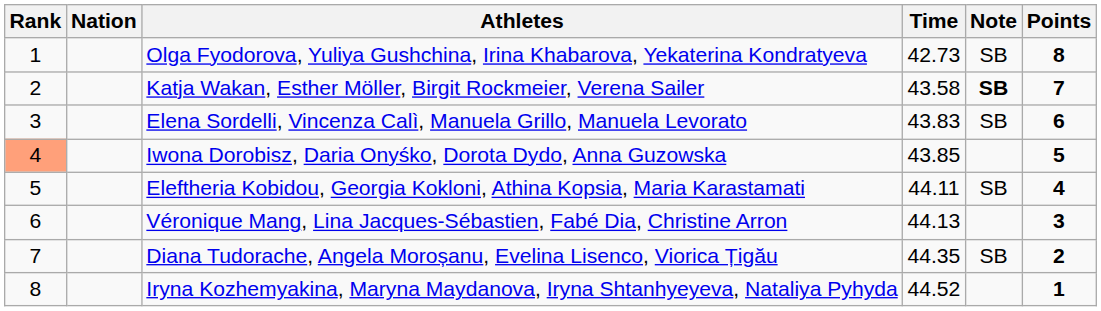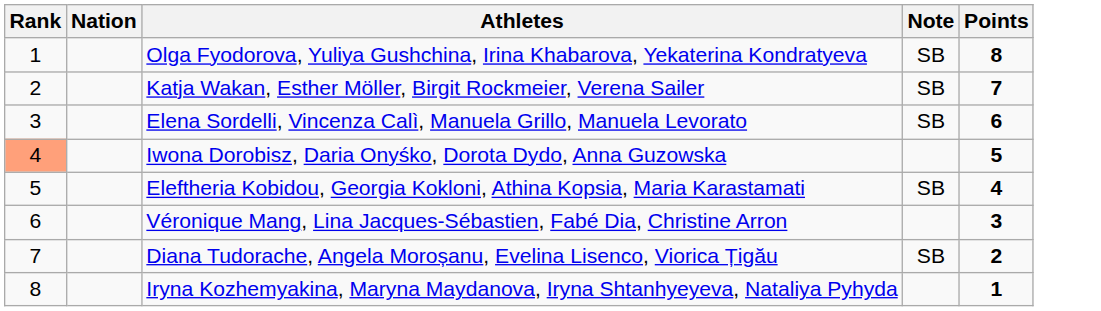- column: (934, 21)
(993, 88) bold -> (931, 88) normal
